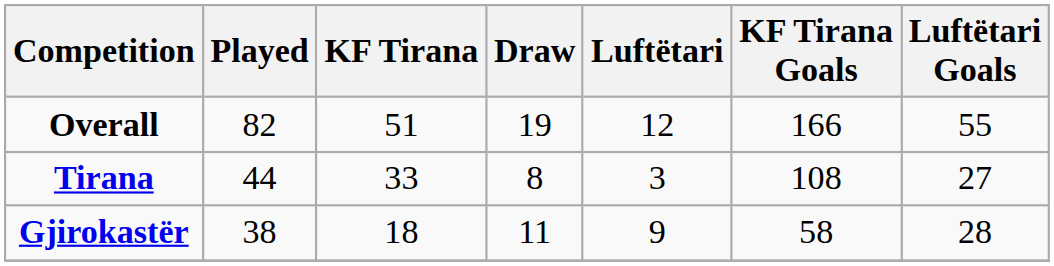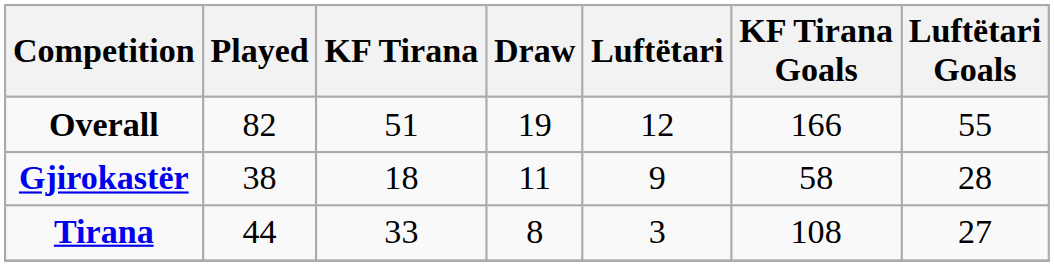rows swapped: (104, 177) <-> (104, 232)
